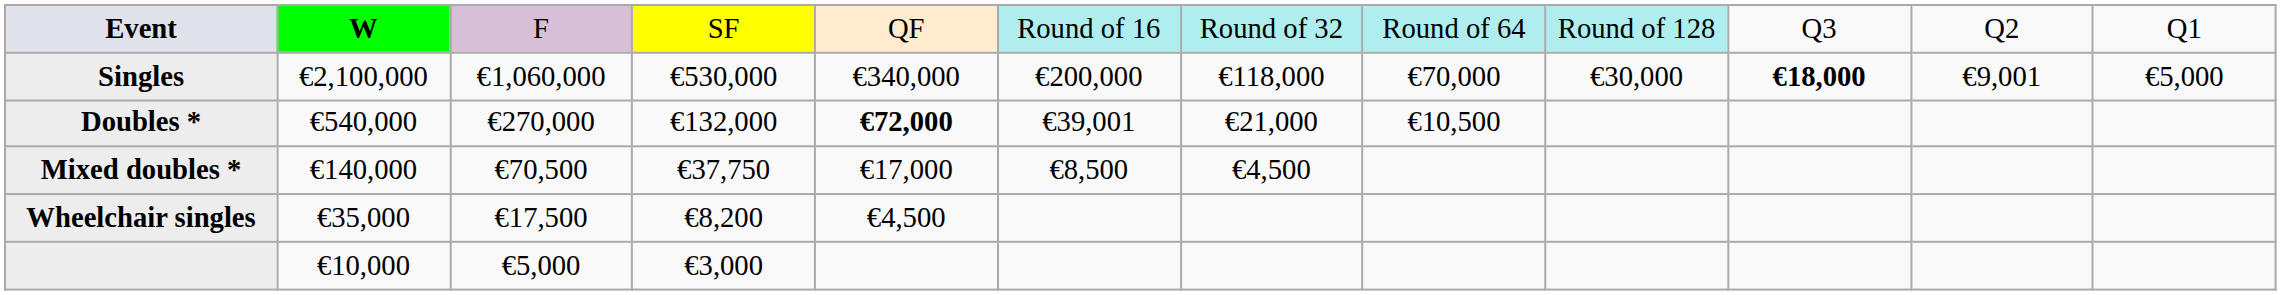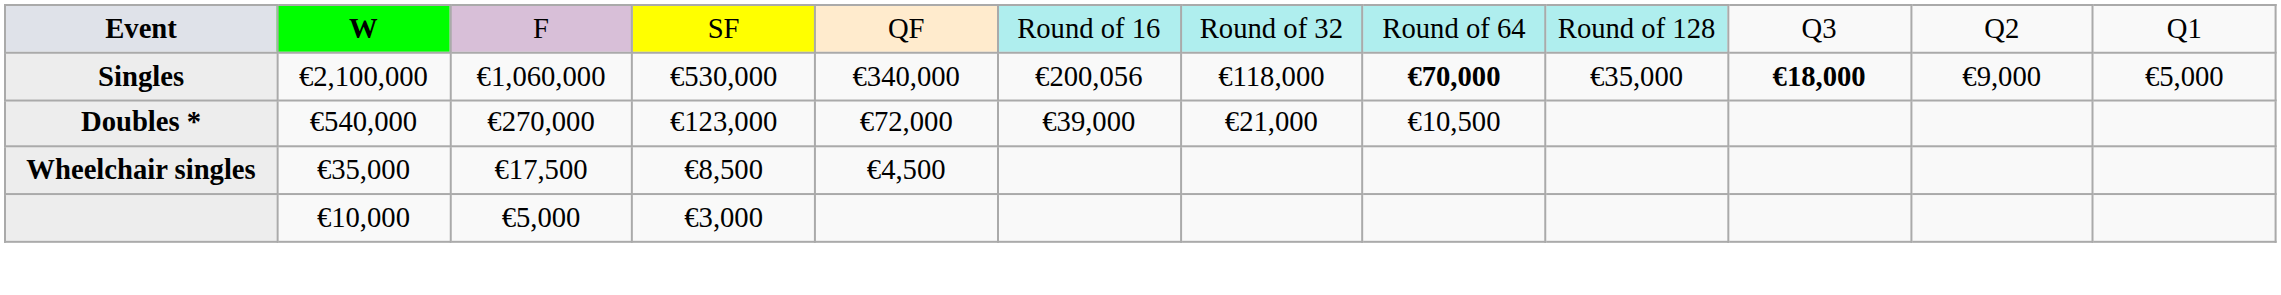(1089, 75) €200,000 -> (1089, 75) €200,056
(1454, 75) normal -> (1454, 75) bold
(1637, 75) €30,000 -> (1637, 75) €35,000
(2002, 75) €9,001 -> (2002, 75) €9,000
(724, 123) €132,000 -> (724, 123) €123,000
(906, 123) bold -> (906, 123) normal
(1089, 123) €39,001 -> (1089, 123) €39,000
- row: (141, 170)
(724, 217) €8,200 -> (724, 170) €8,500
